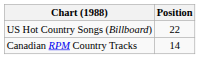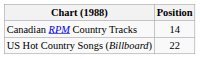rows swapped: (72, 45) <-> (79, 29)
